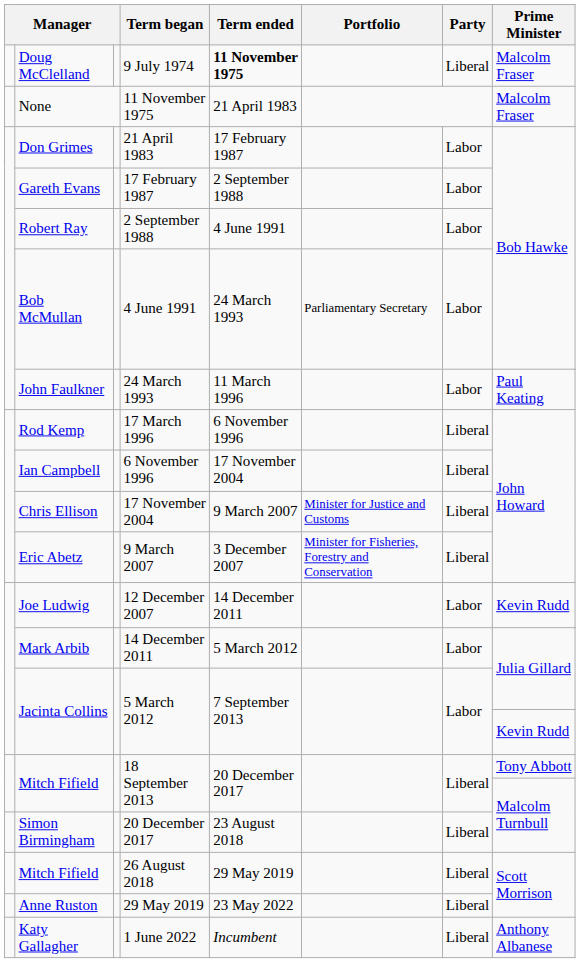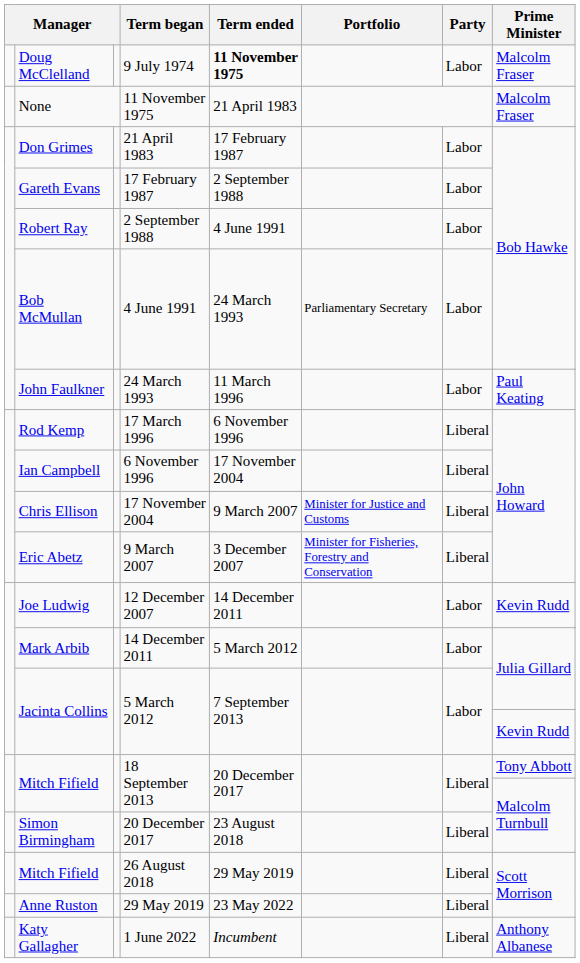(468, 65) Liberal -> (464, 65) Labor
